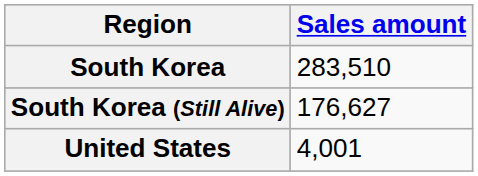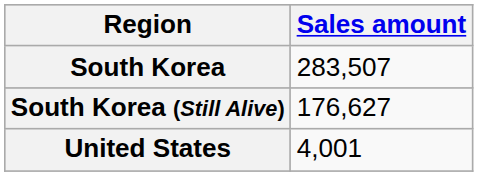(344, 66) 283,510 -> (344, 66) 283,507
